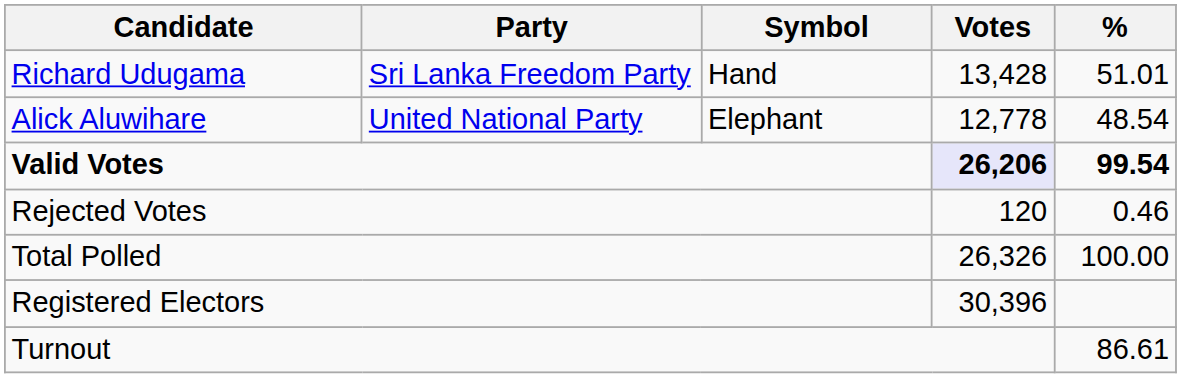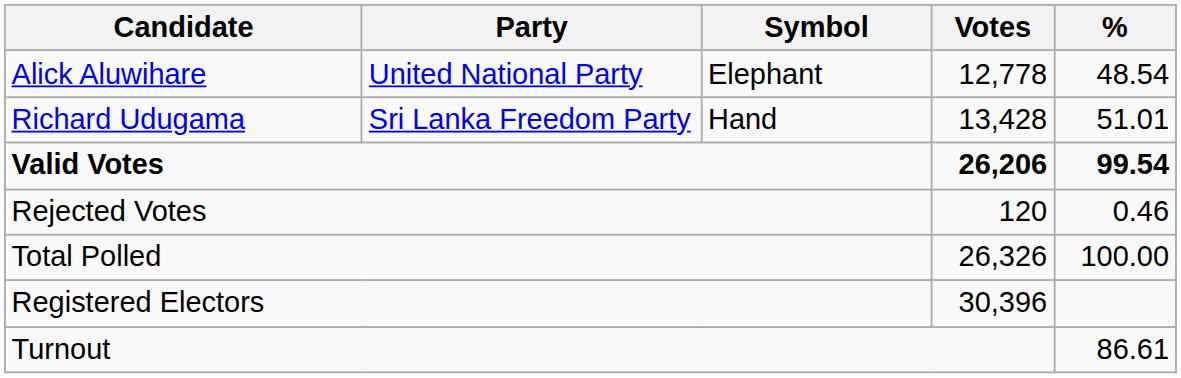rows swapped: (128, 73) <-> (109, 119)
(1003, 165) lavender background -> (1003, 165) no background
